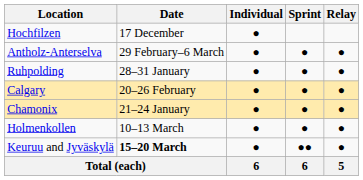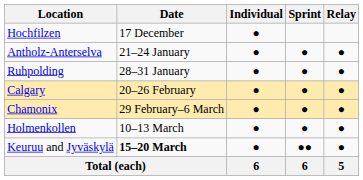(172, 52) 29 February–6 March -> (154, 52) 21–24 January
(154, 109) 21–24 January -> (172, 109) 29 February–6 March
